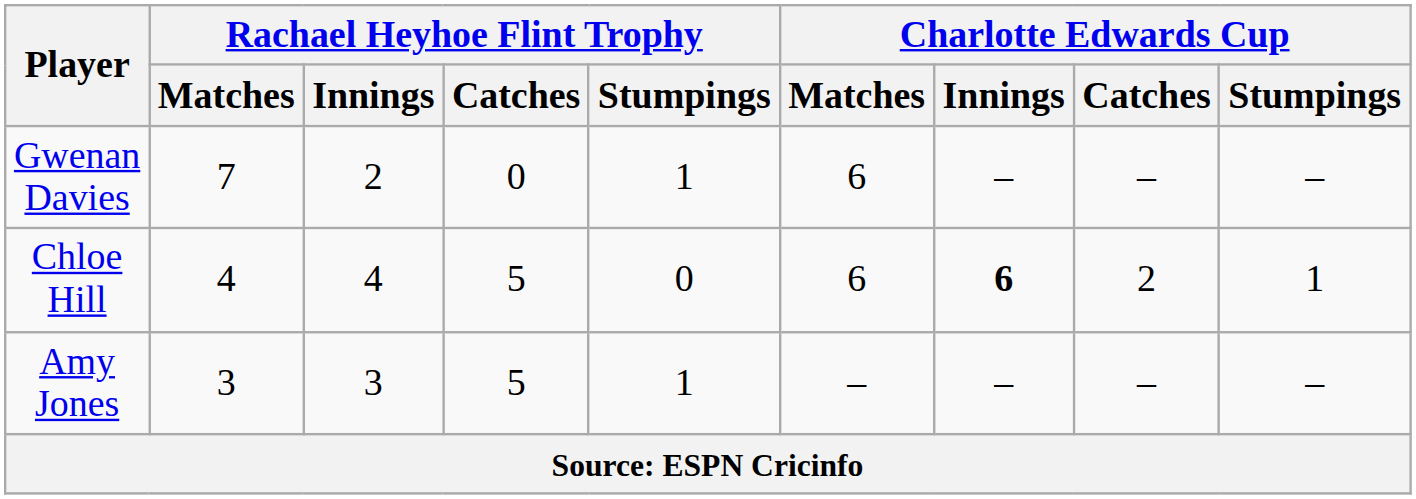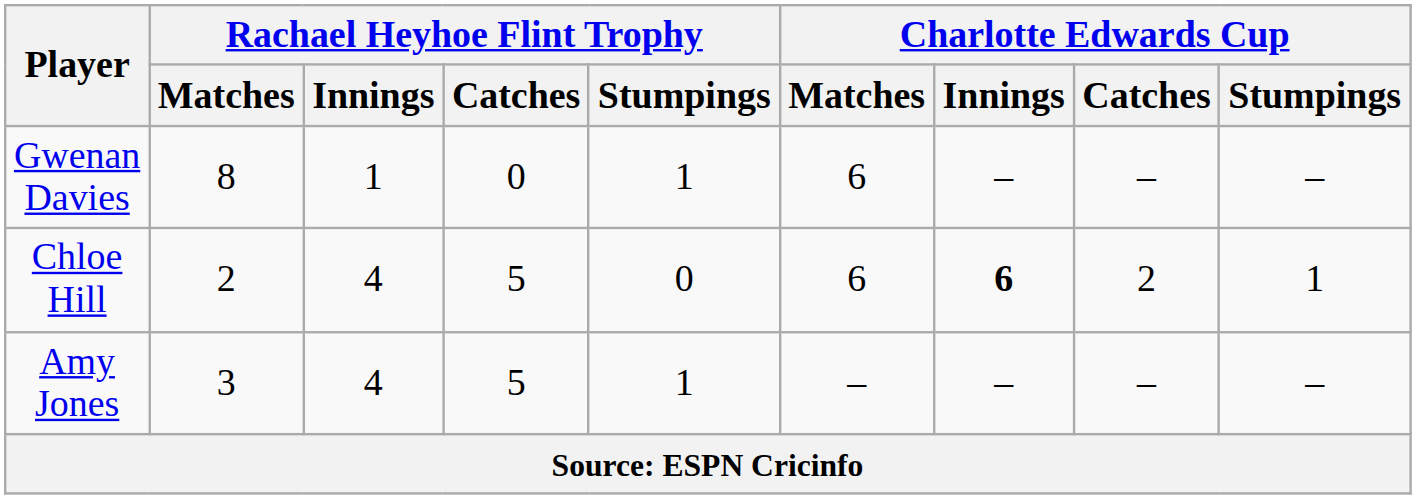(226, 176) 7 -> (226, 176) 8
(373, 176) 2 -> (373, 176) 1
(226, 278) 4 -> (226, 278) 2
(373, 381) 3 -> (373, 381) 4
